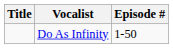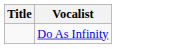- column: (140, 14)
